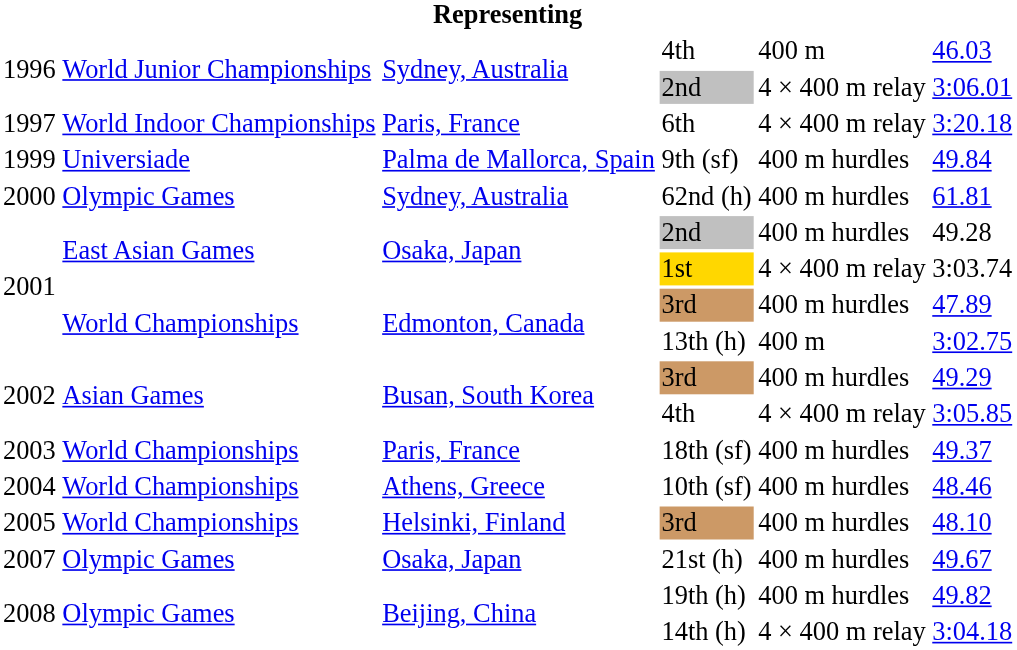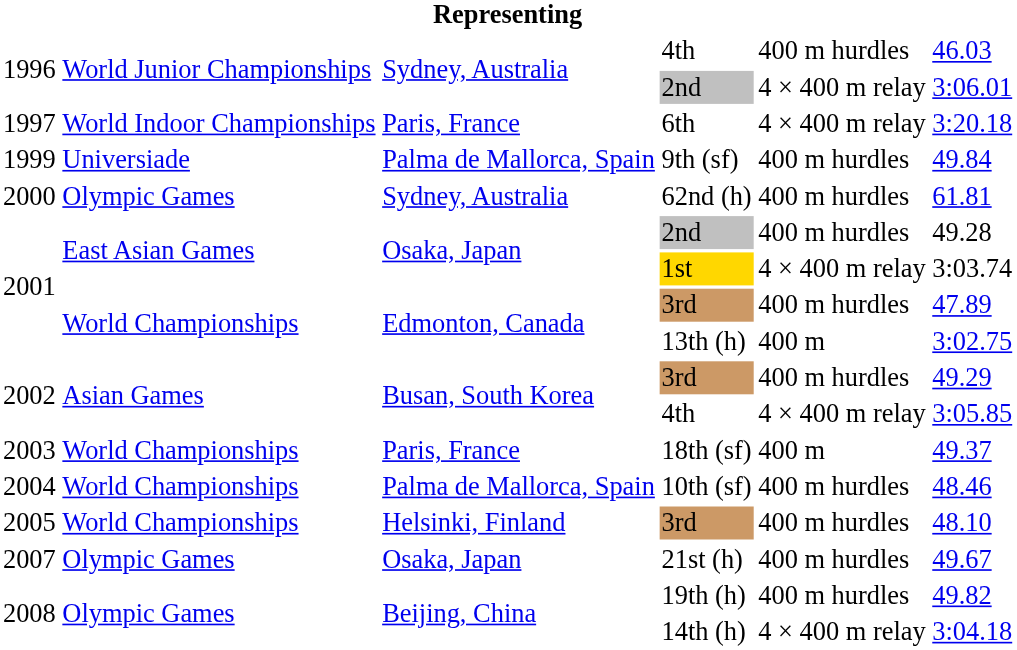(792, 50) 400 m -> (834, 50) 400 m hurdles
(834, 450) 400 m hurdles -> (792, 450) 400 m
(464, 486) Athens, Greece -> (519, 486) Palma de Mallorca, Spain
